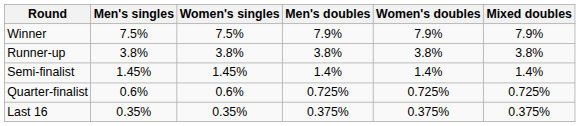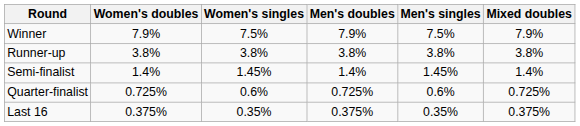columns swapped: (134, 14) <-> (428, 14)
